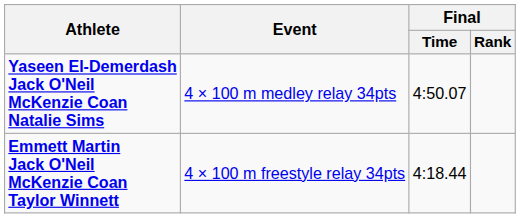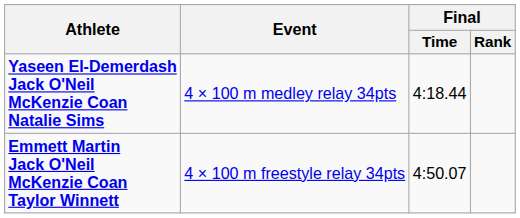(440, 94) 4:50.07 -> (440, 94) 4:18.44
(440, 173) 4:18.44 -> (440, 173) 4:50.07
